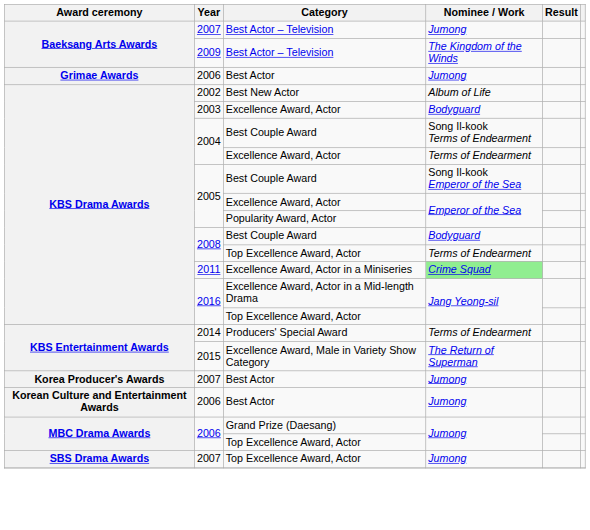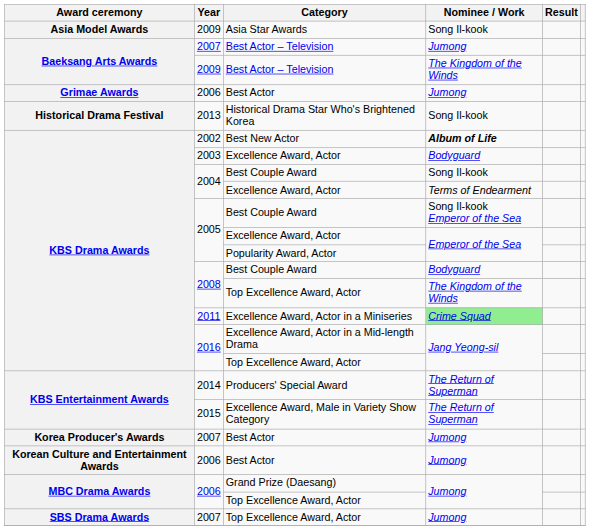+ row: (209, 30)
+ row: (209, 116)
(460, 93) normal -> (462, 139) bold
(480, 133) Song Il-kook Terms of Endearment -> (458, 173) Song Il-kook
(480, 253) Terms of Endearment -> (475, 293) The Kingdom of the Winds
(480, 333) Terms of Endearment -> (461, 385) The Return of Superman
